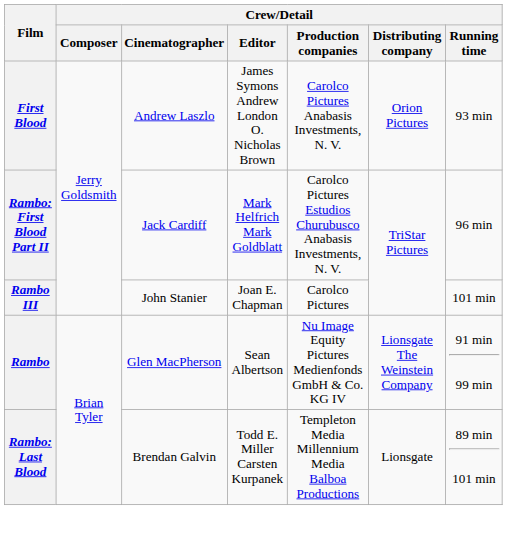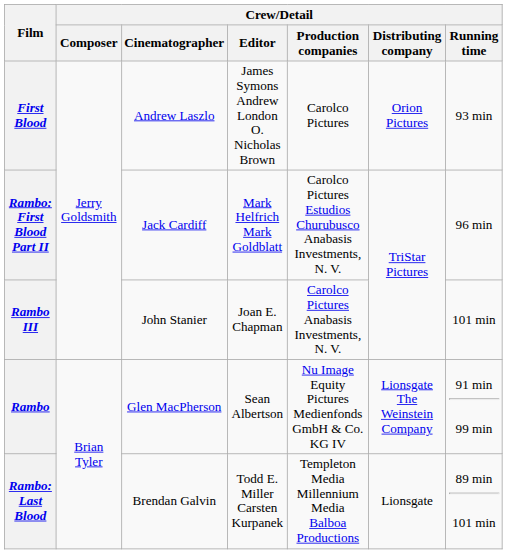(328, 115) Carolco Pictures Anabasis Investments, N. V. -> (328, 115) Carolco Pictures
(328, 297) Carolco Pictures -> (328, 319) Carolco Pictures Anabasis Investments, N. V.
